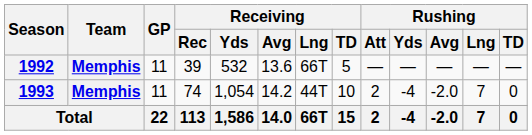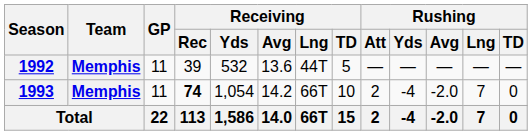(314, 67) 66T -> (314, 67) 44T
(192, 92) normal -> (192, 92) bold
(314, 92) 44T -> (314, 92) 66T
